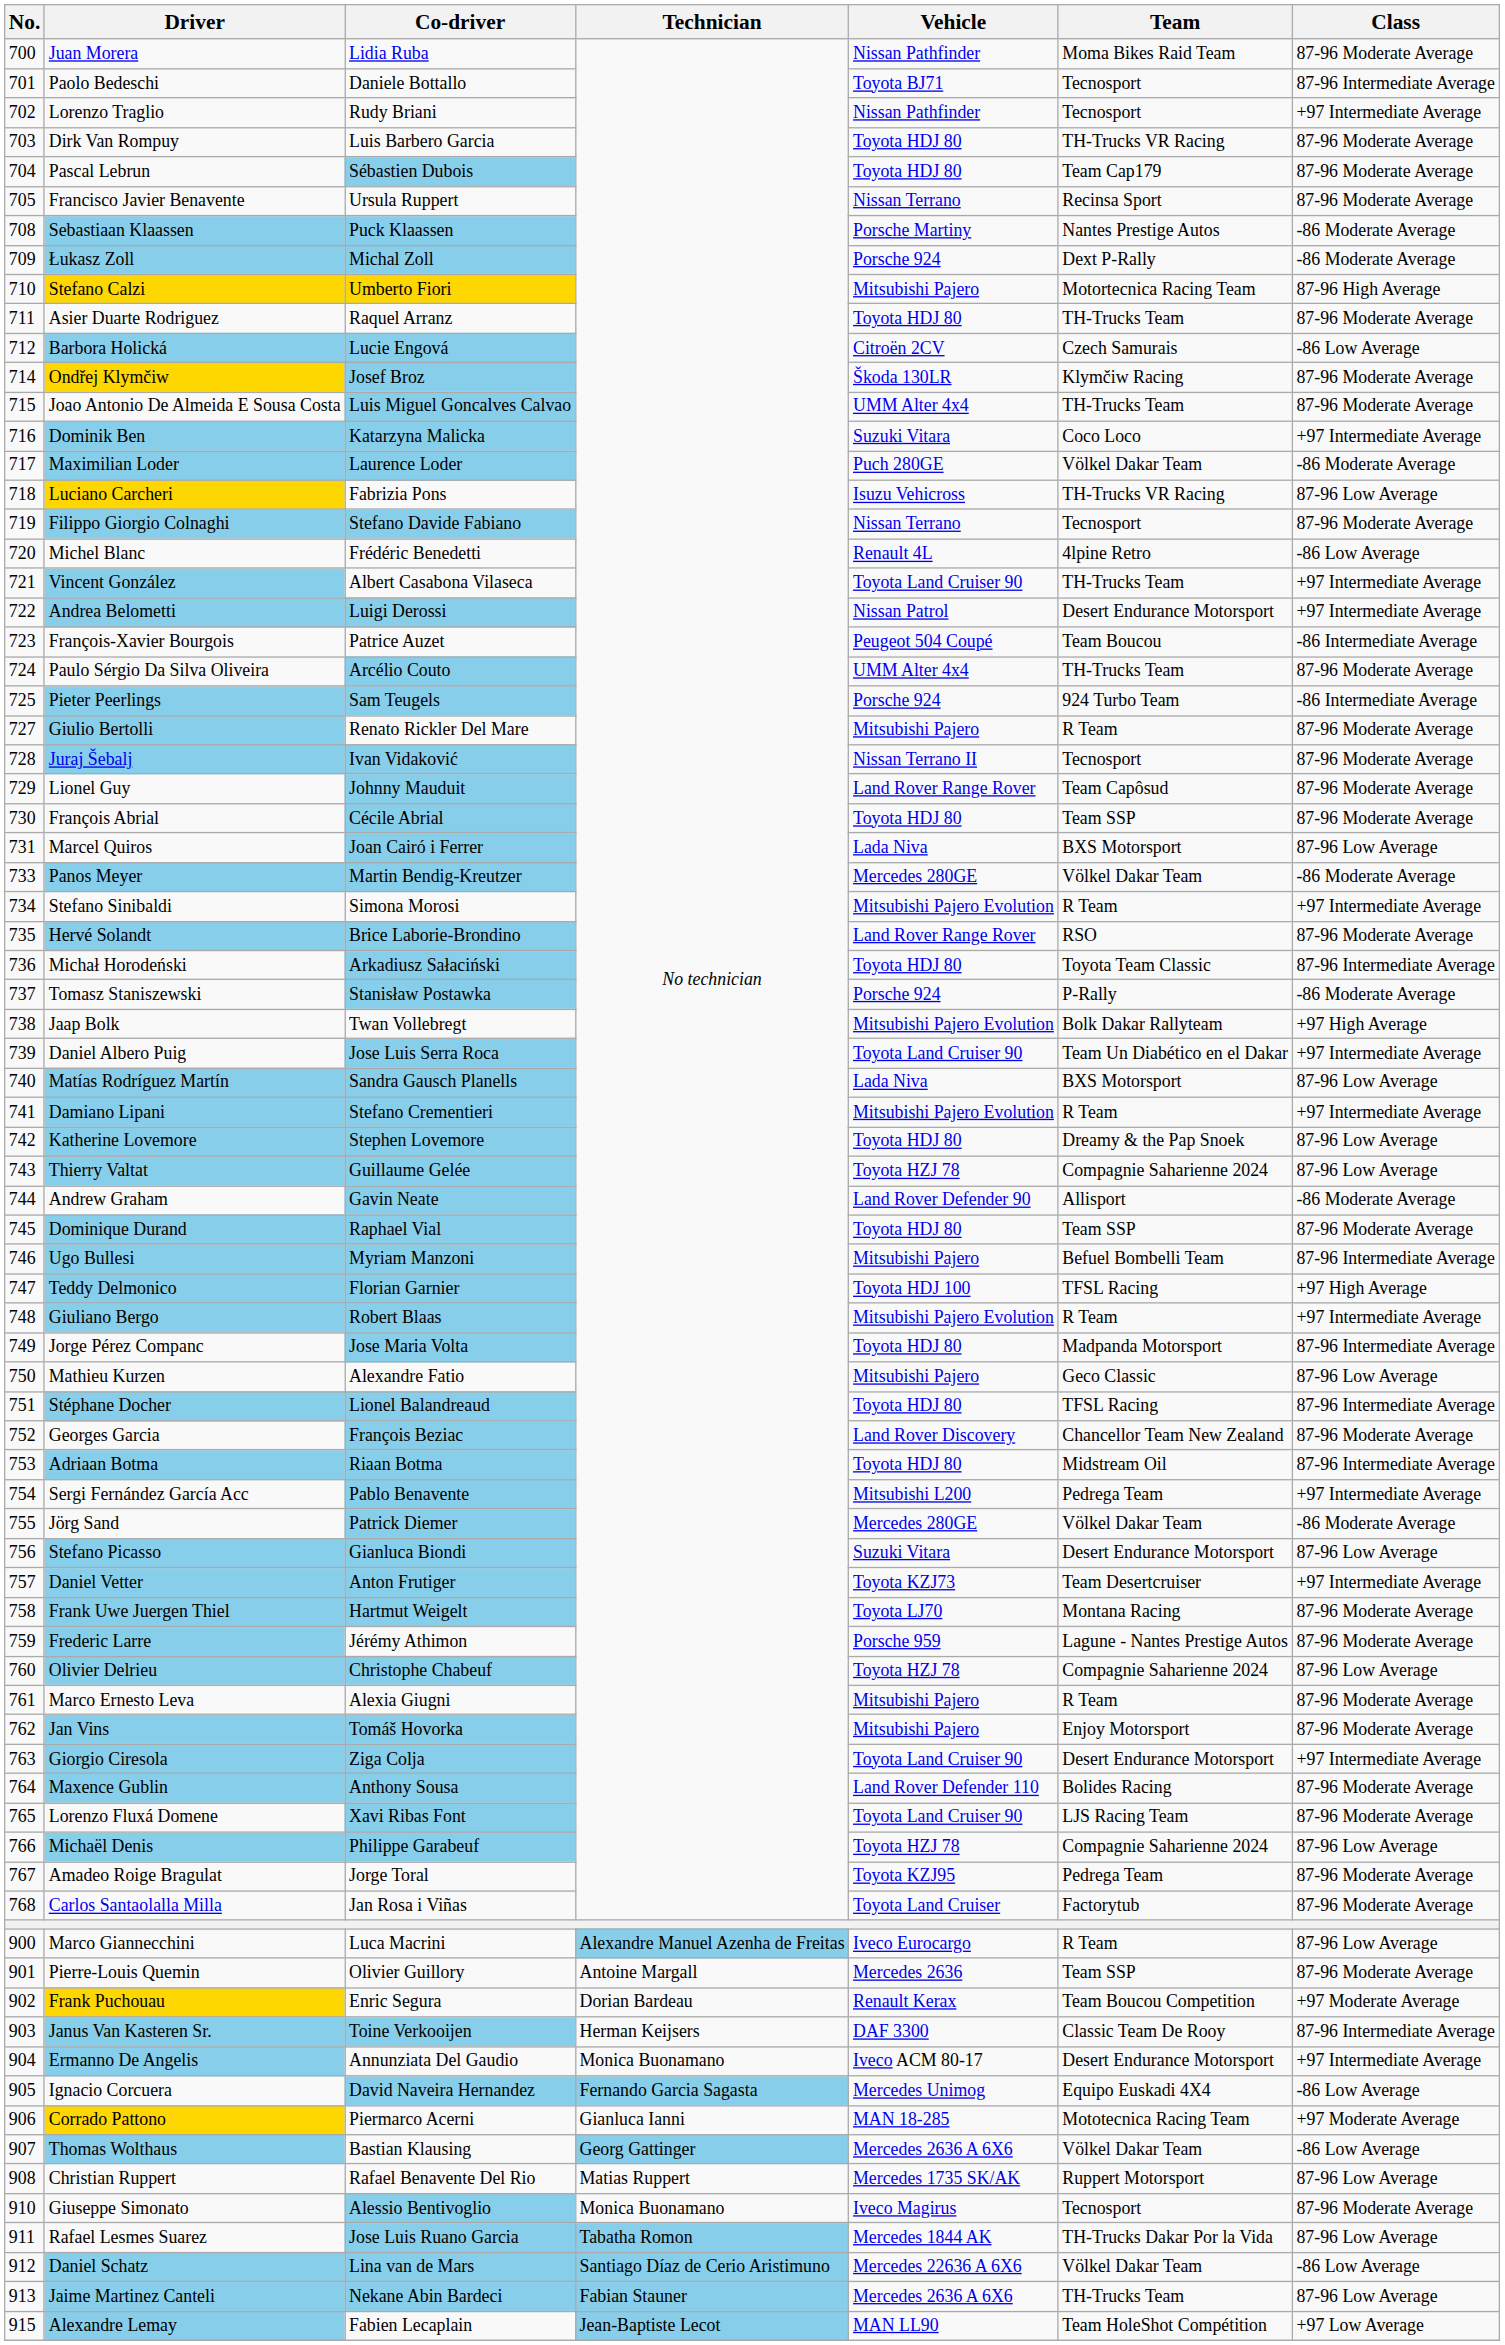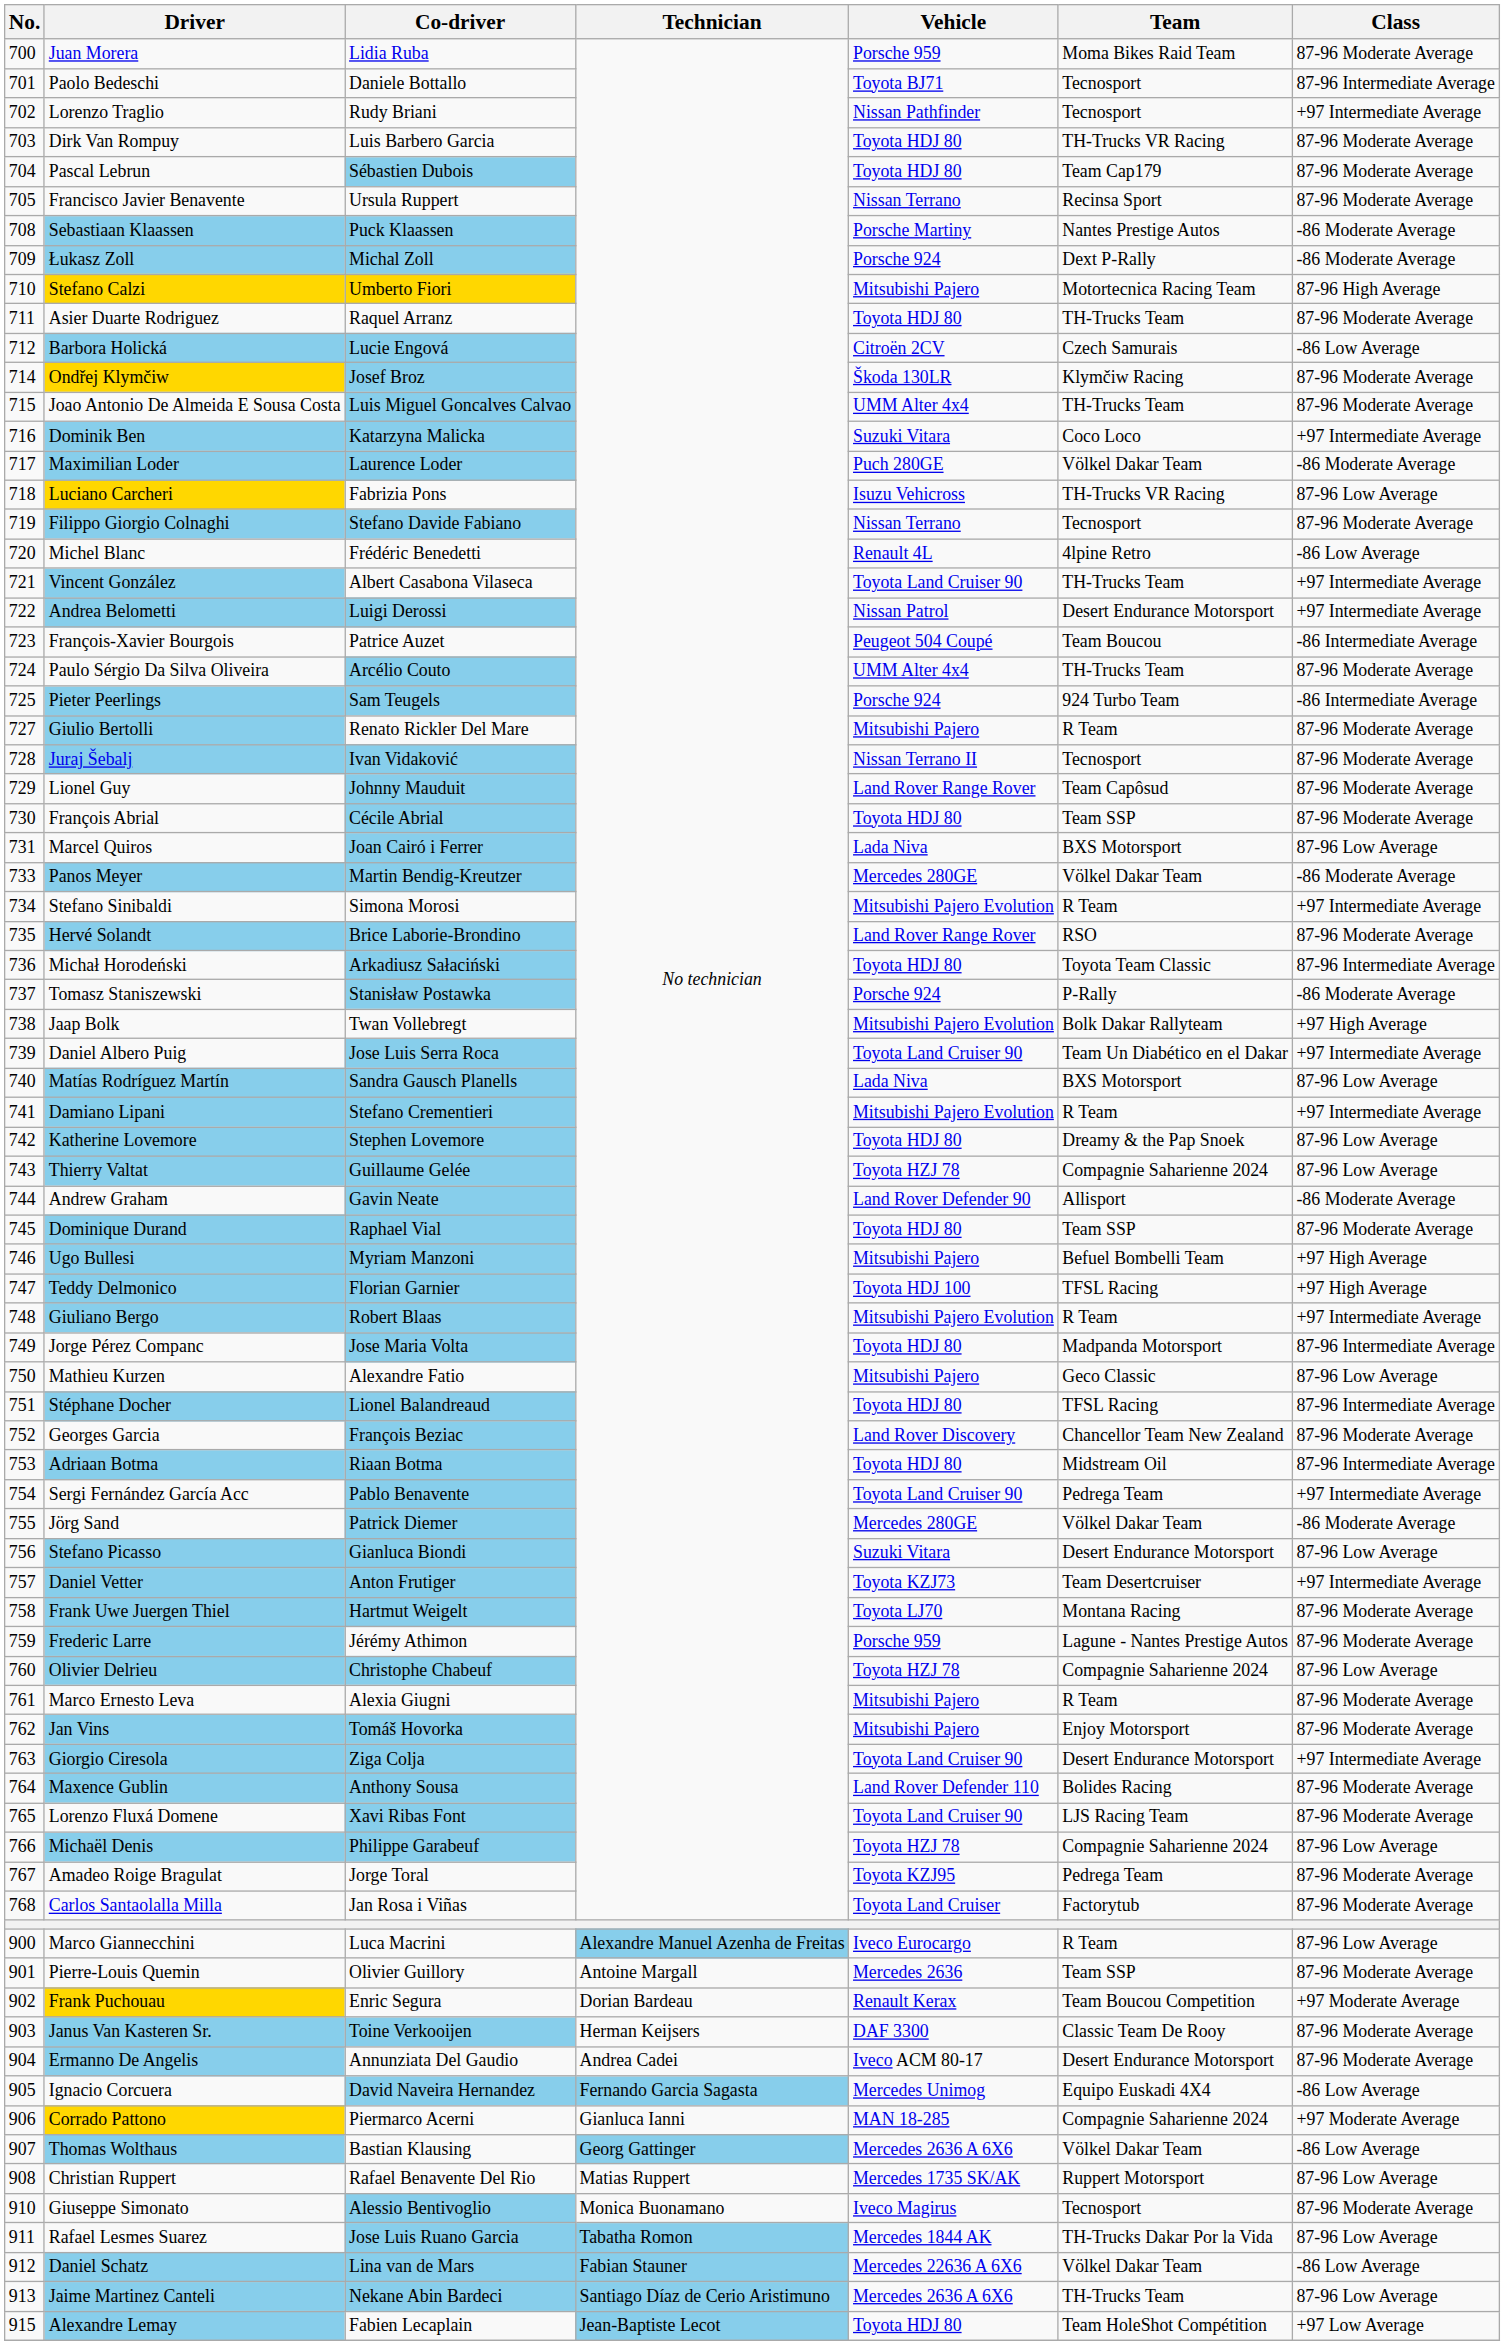(917, 53) Nissan Pathfinder -> (897, 53) Porsche 959
(1396, 1258) 87-96 Intermediate Average -> (1362, 1258) +97 High Average
(912, 1493) Mitsubishi L200 -> (938, 1493) Toyota Land Cruiser 90
(1396, 2031) 87-96 Intermediate Average -> (1385, 2031) 87-96 Moderate Average
(652, 2060) Monica Buonamano -> (629, 2060) Andrea Cadei
(1389, 2060) +97 Intermediate Average -> (1385, 2060) 87-96 Moderate Average
(1156, 2119) Mototecnica Racing Team -> (1165, 2119) Compagnie Saharienne 2024
(705, 2266) Santiago Díaz de Cerio Aristimuno -> (633, 2266) Fabian Stauner
(633, 2295) Fabian Stauner -> (705, 2295) Santiago Díaz de Cerio Aristimuno
(896, 2325) MAN LL90 -> (907, 2325) Toyota HDJ 80
